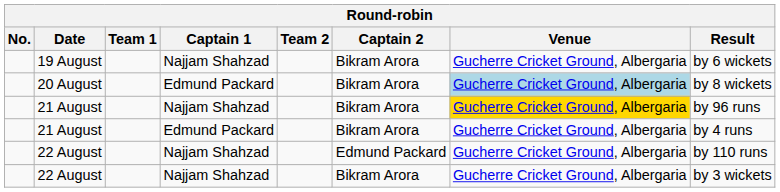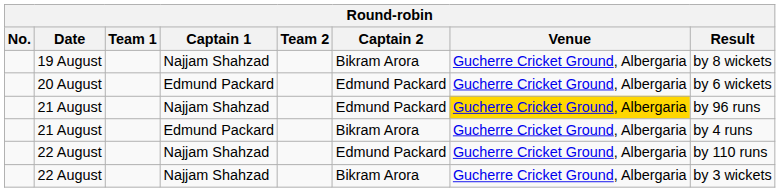(732, 61) by 6 wickets -> (732, 61) by 8 wickets
(377, 84) Bikram Arora -> (391, 84) Edmund Packard
(570, 84) lightblue background -> (570, 84) no background
(732, 84) by 8 wickets -> (732, 84) by 6 wickets
(377, 107) Bikram Arora -> (391, 107) Edmund Packard
